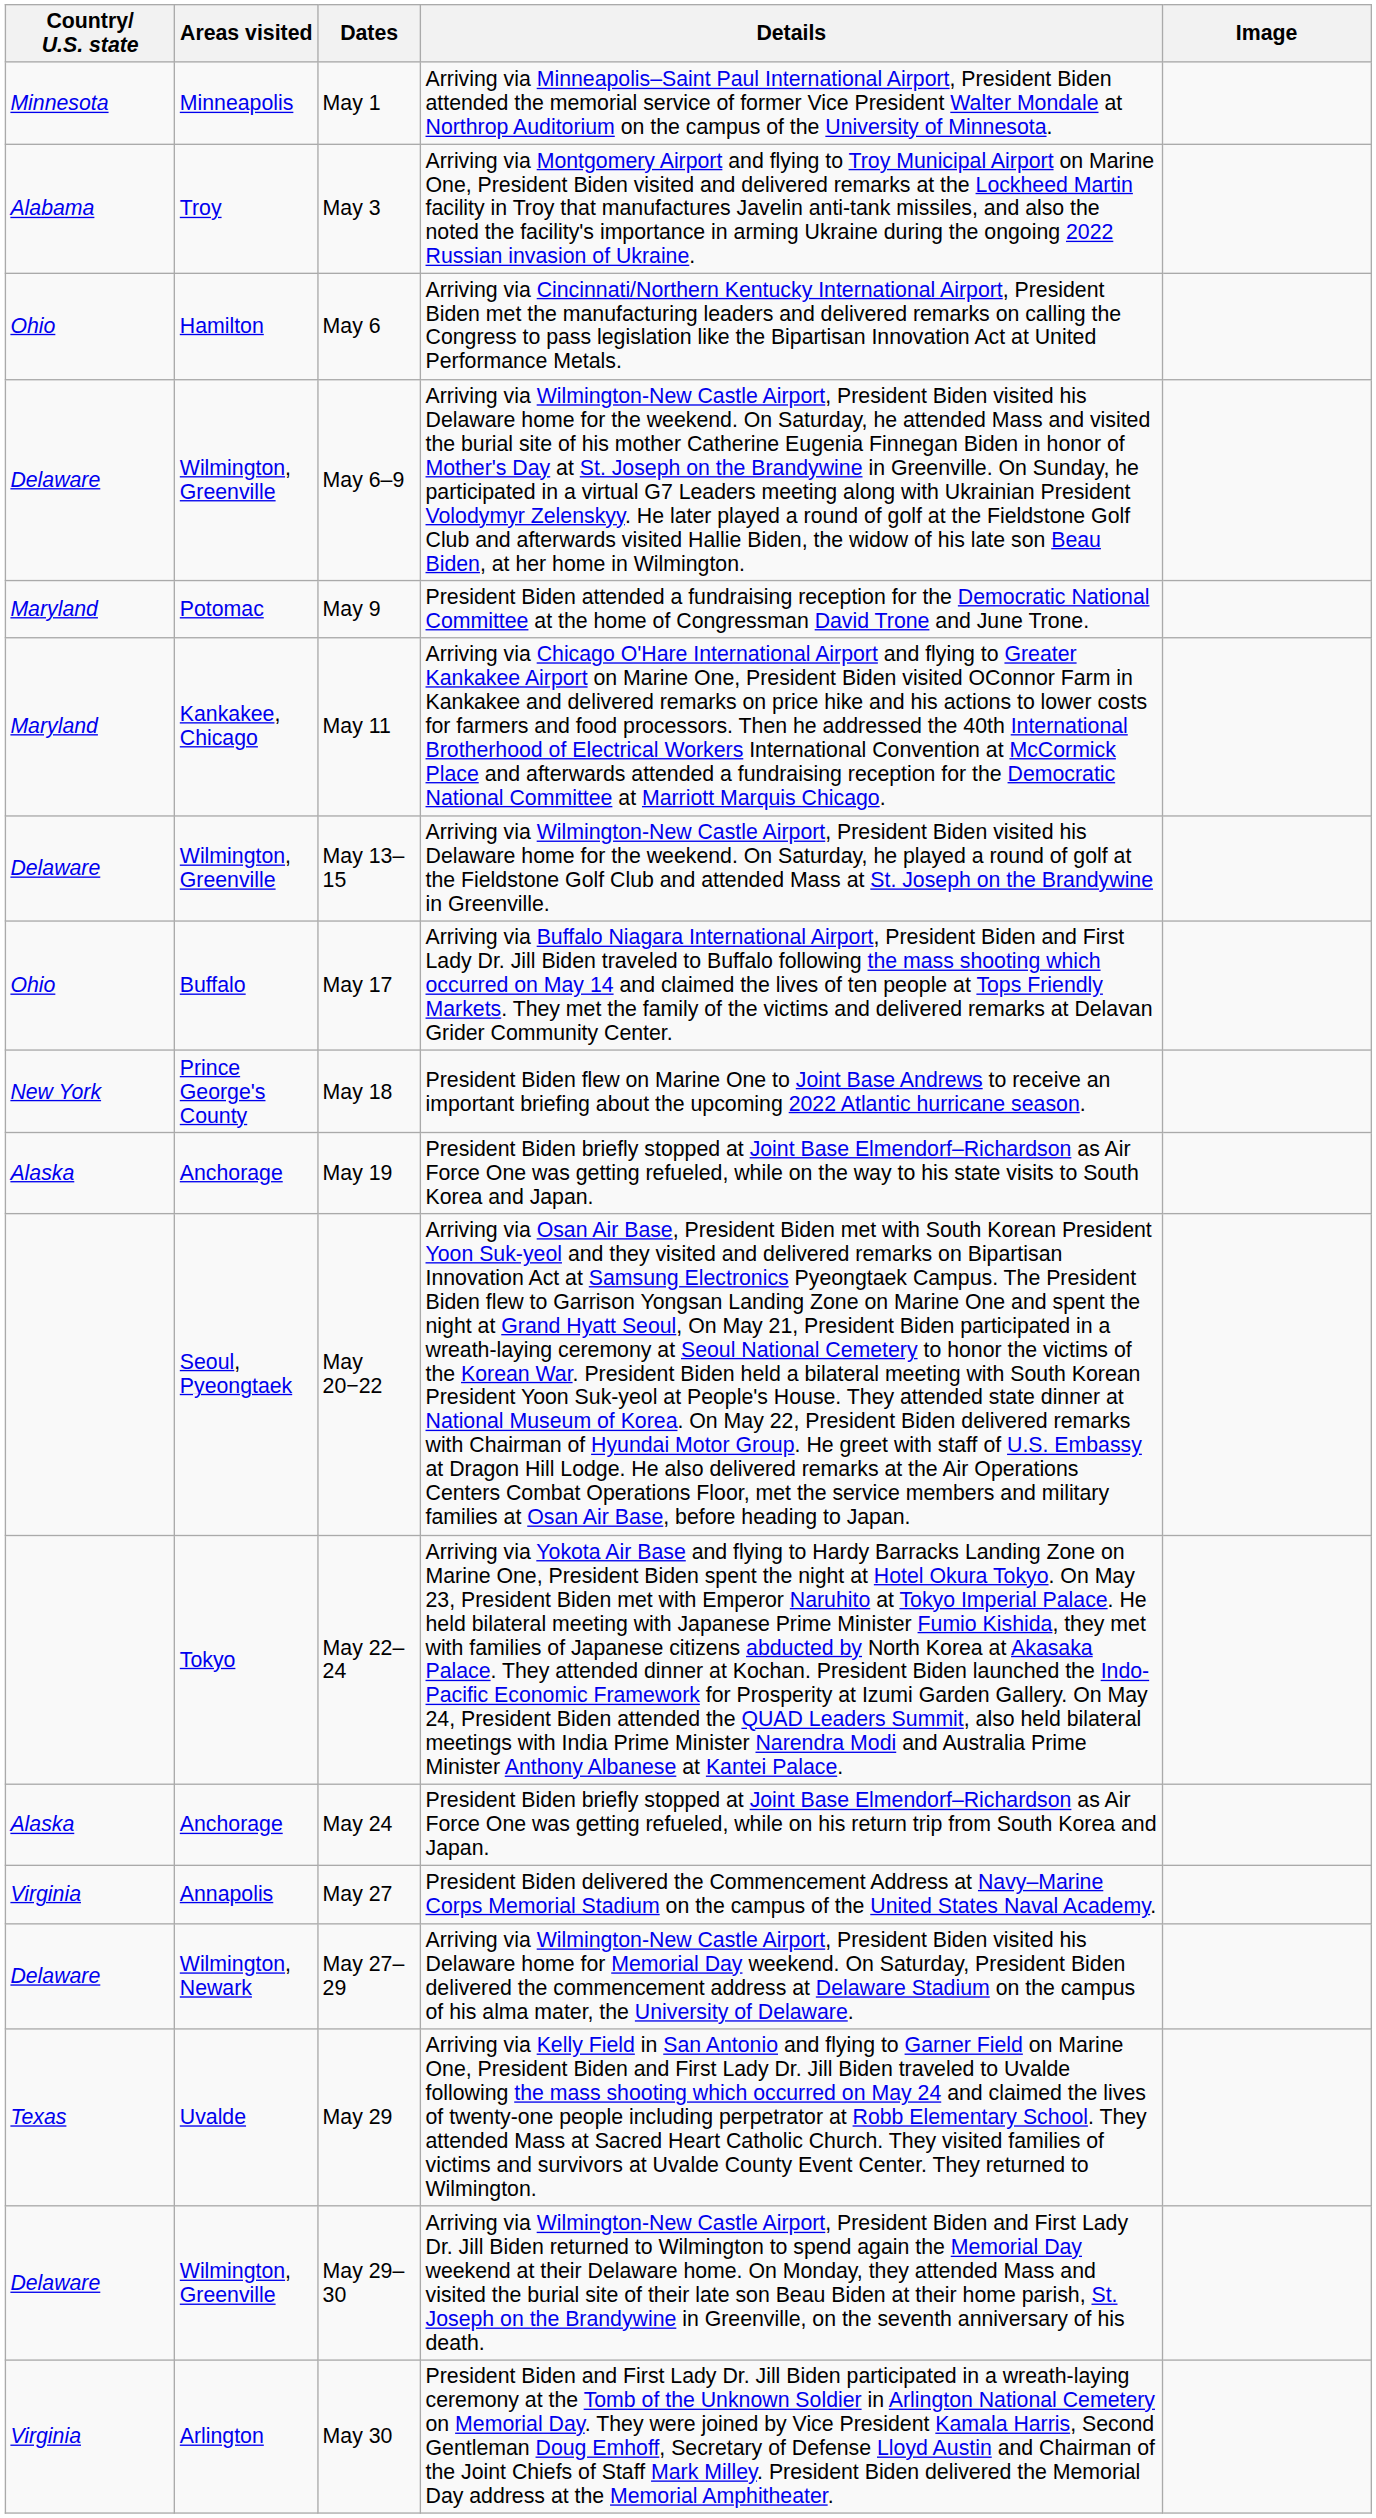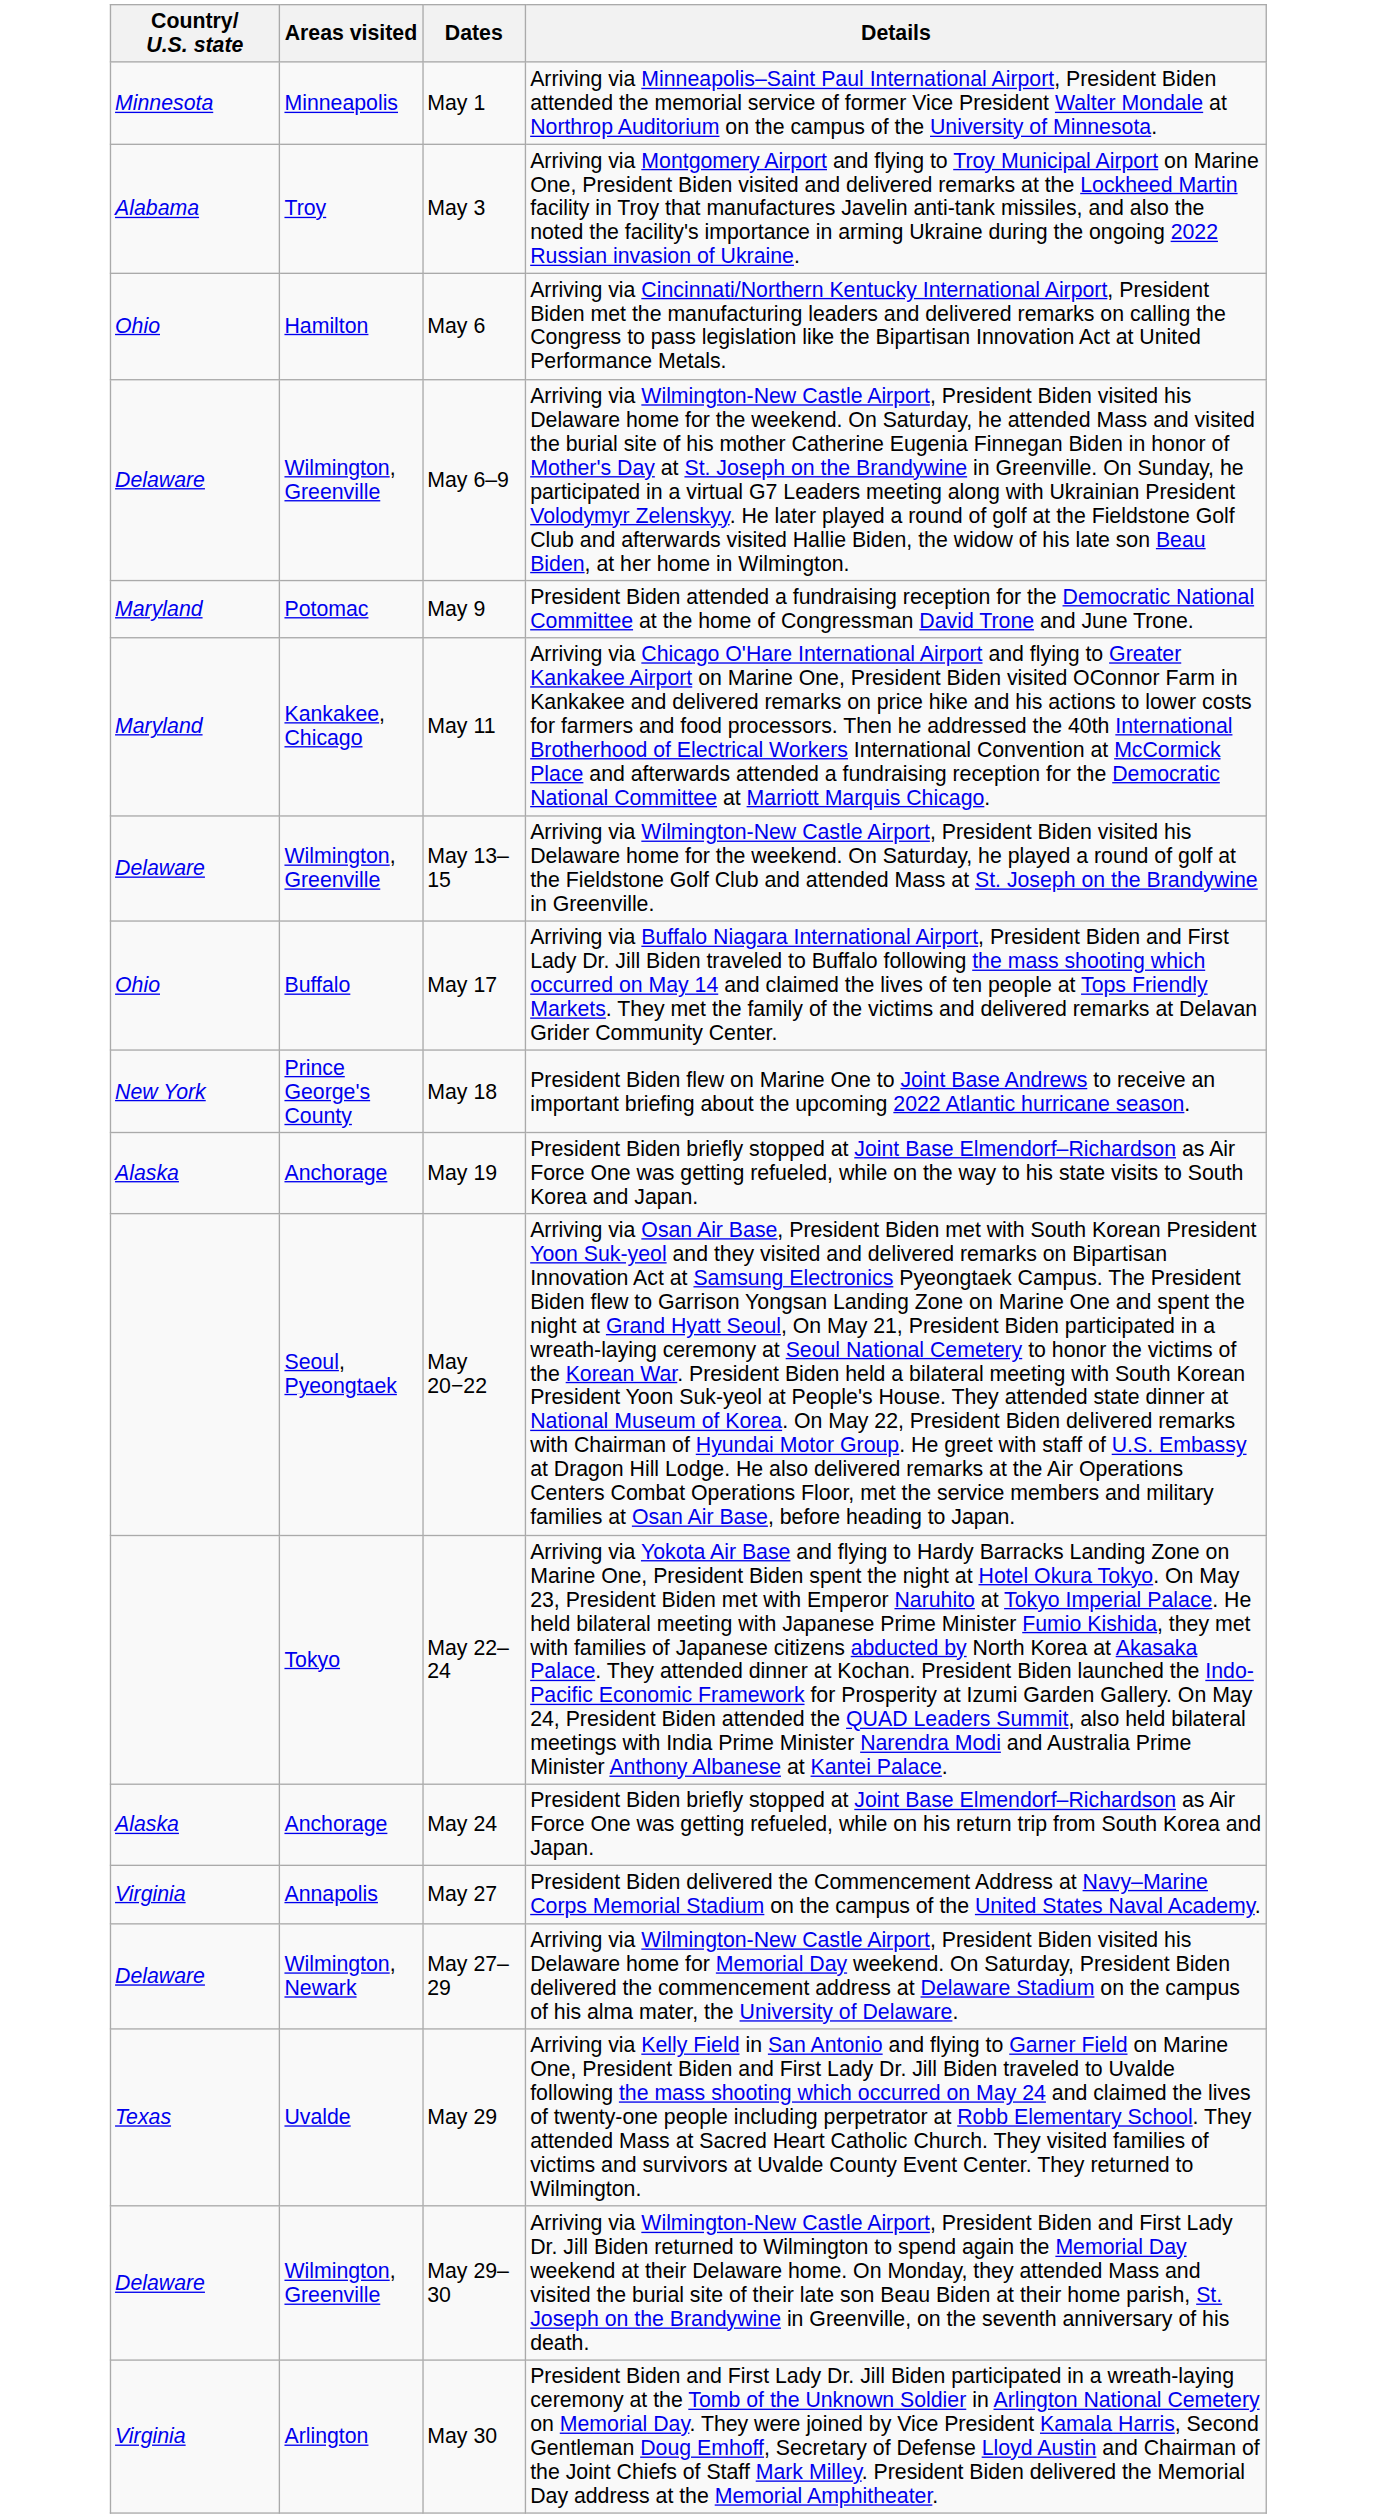- column: (1267, 33)
